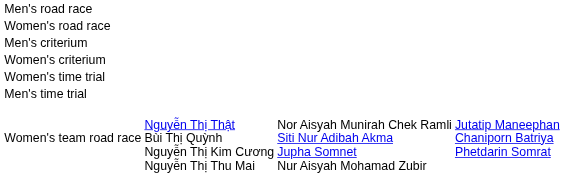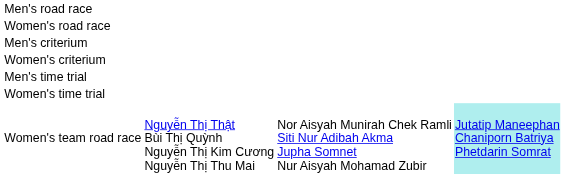rows swapped: (46, 94) <-> (55, 77)
(507, 138) no background -> (507, 138) paleturquoise background
